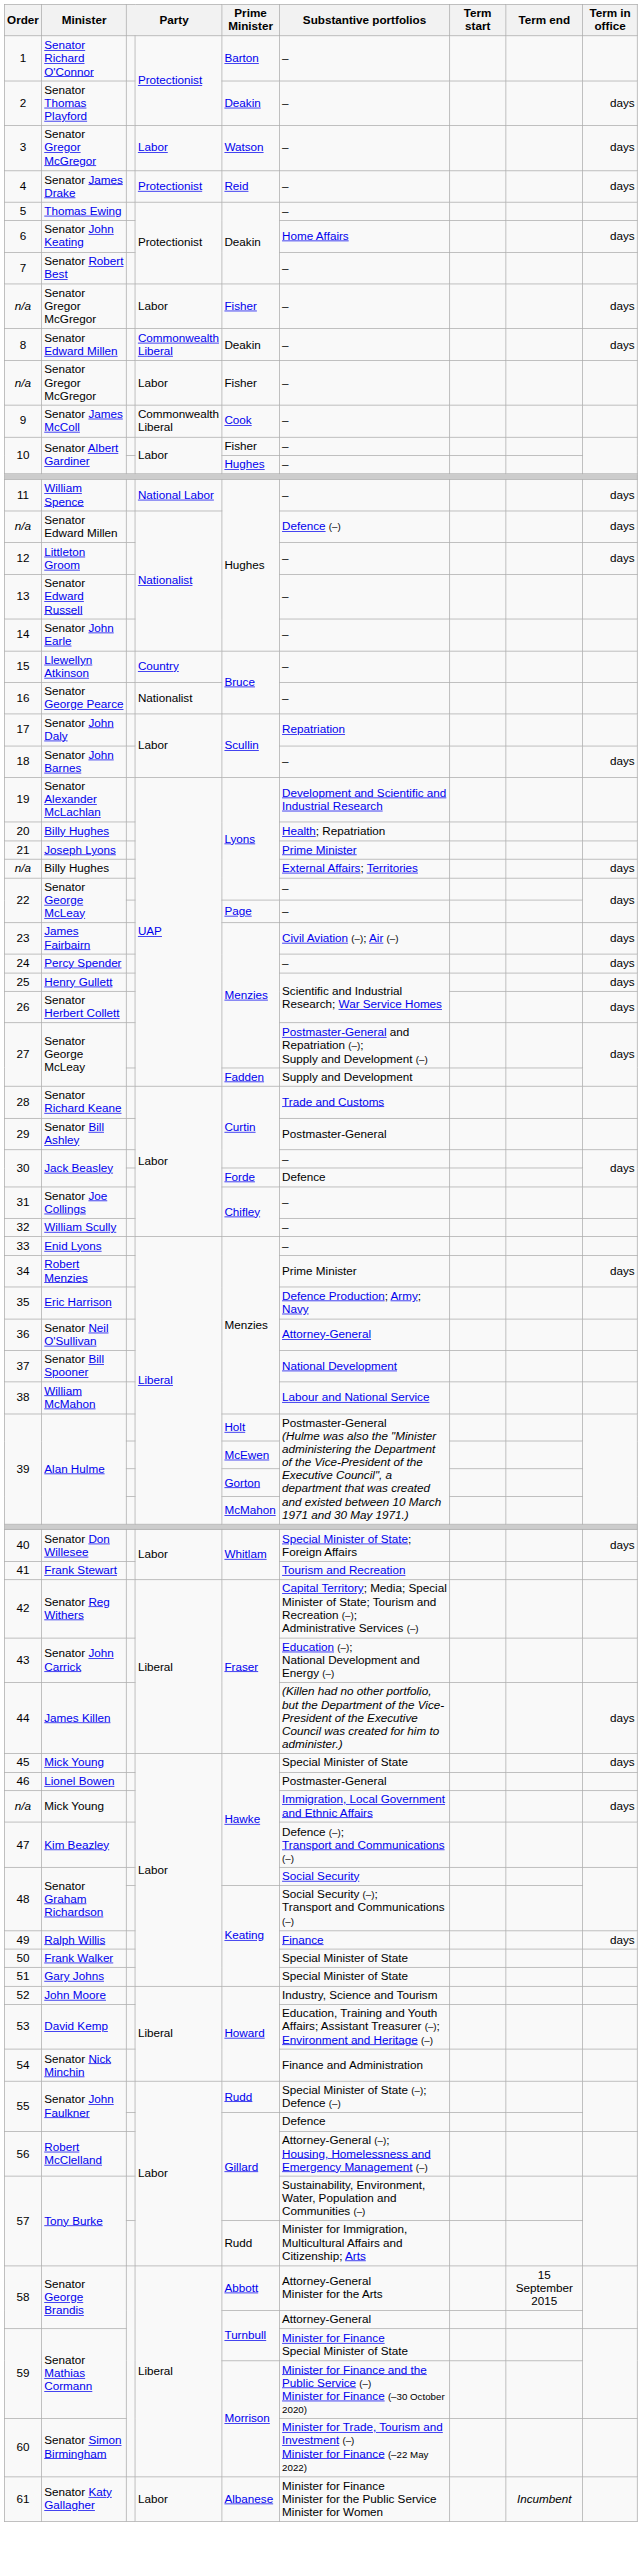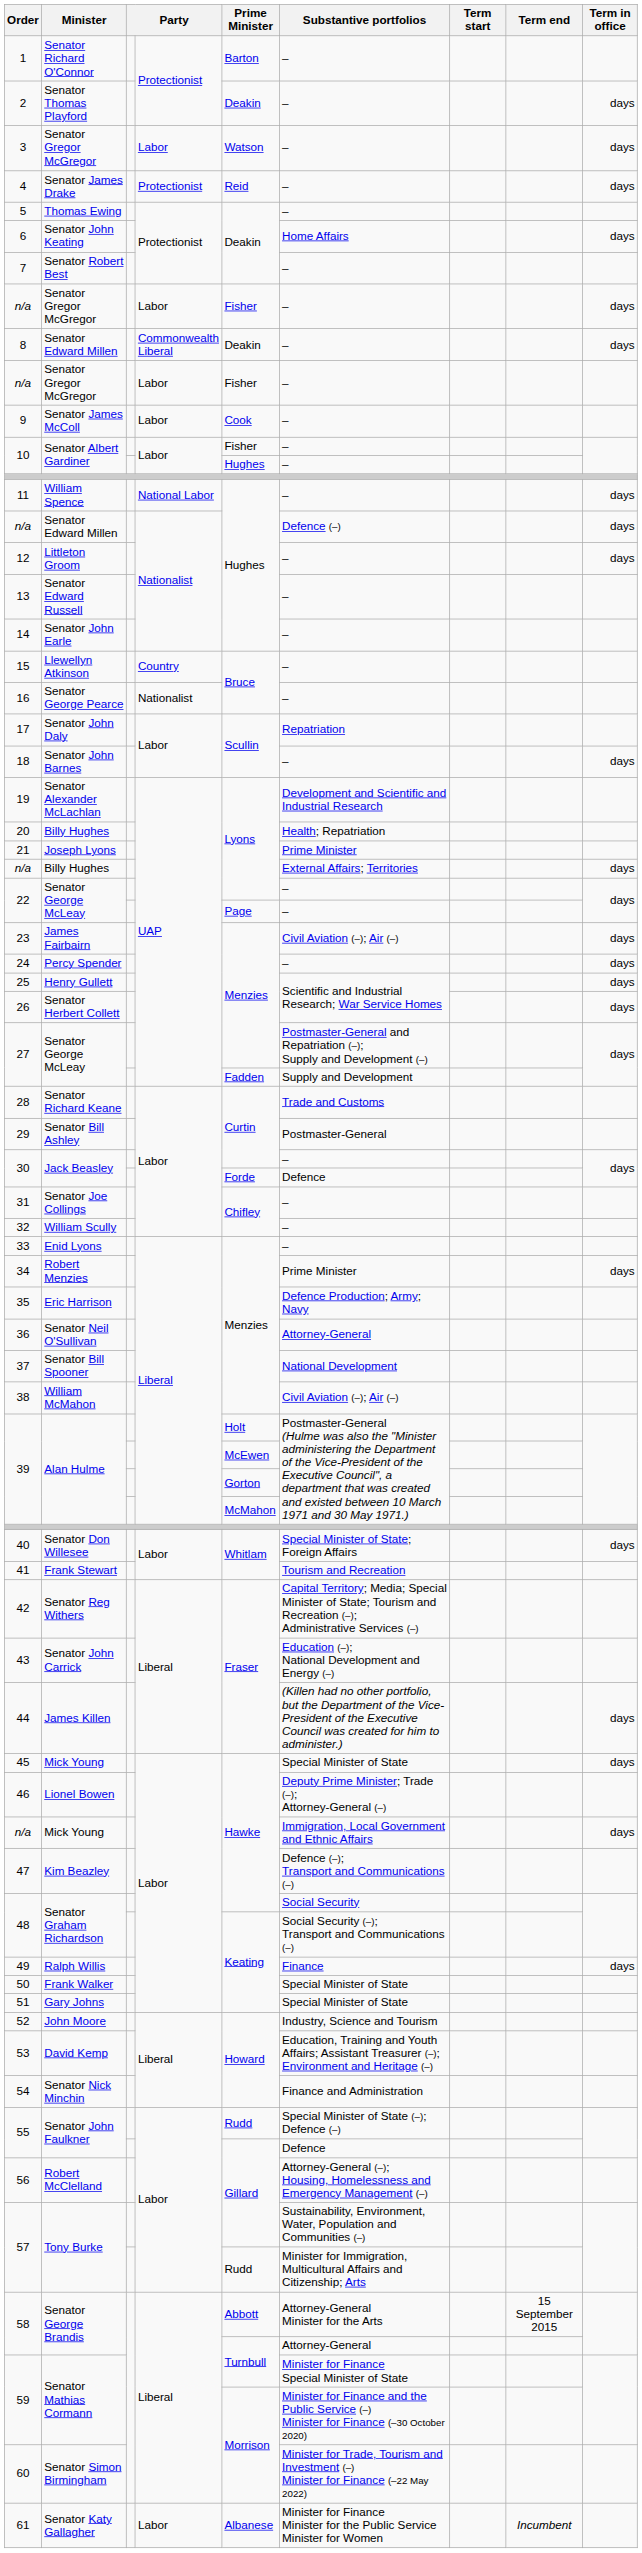(178, 421) Commonwealth Liberal -> (153, 421) Labor
(356, 1398) Labour and National Service -> (340, 1398) Civil Aviation (–); Air (–)
(334, 1781) Postmaster-General -> (358, 1794) Deputy Prime Minister; Trade (–); Attorney-General (–)
